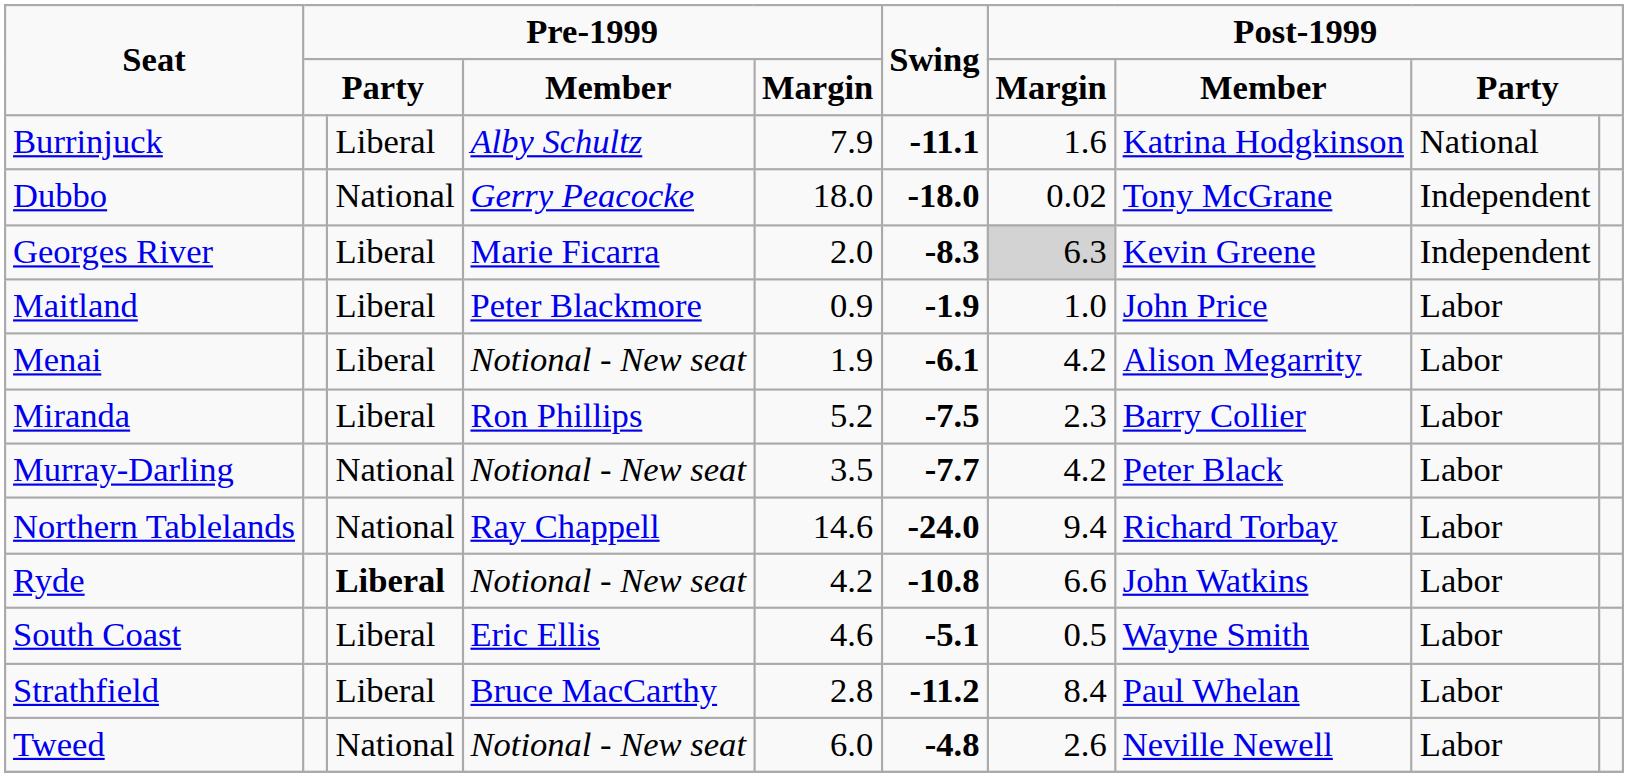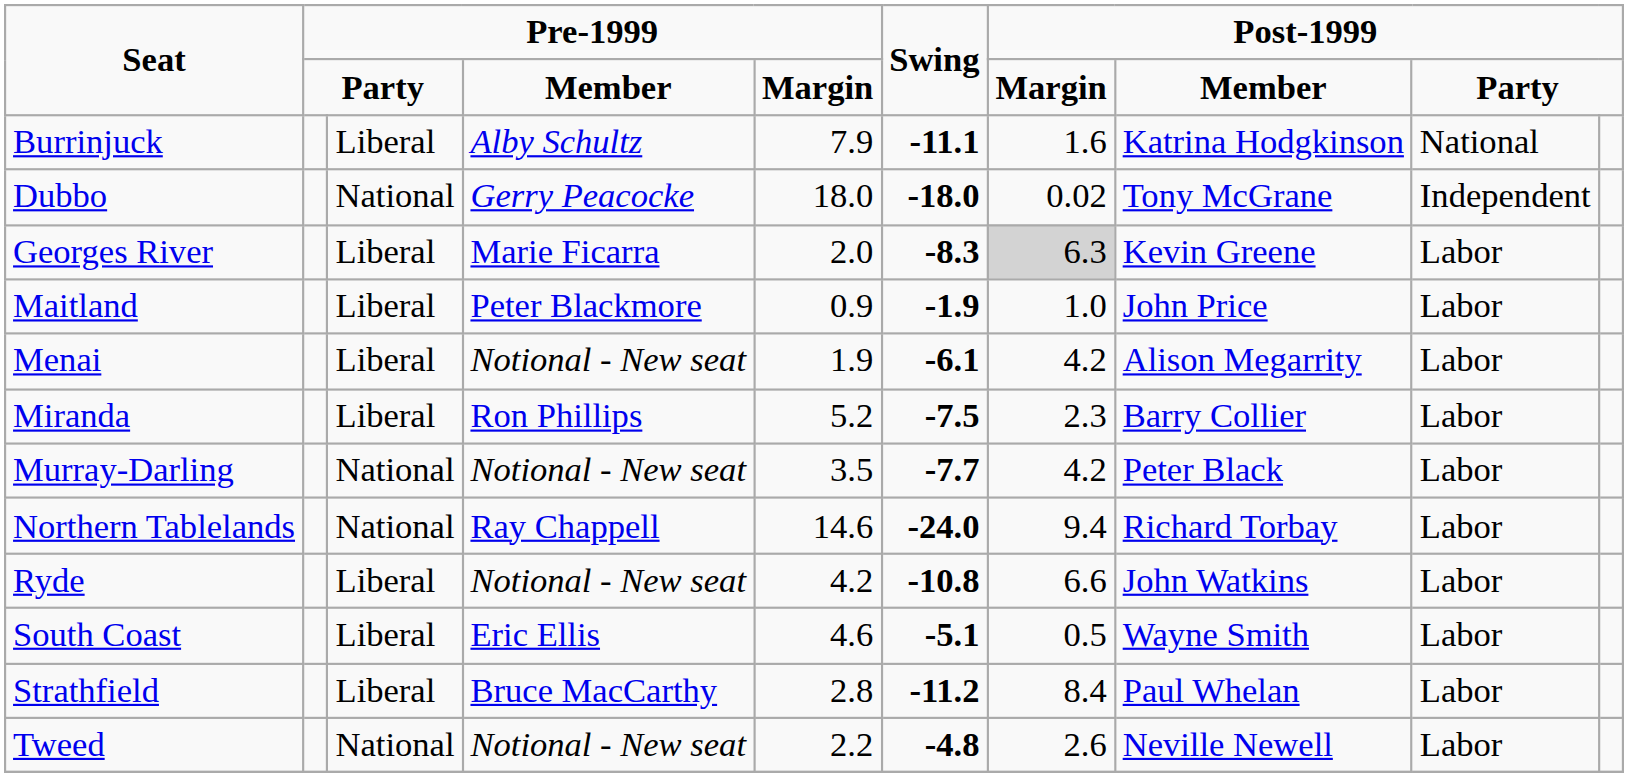(1505, 251) Independent -> (1461, 251) Labor
(390, 580) bold -> (385, 580) normal
(852, 744) 6.0 -> (852, 744) 2.2
